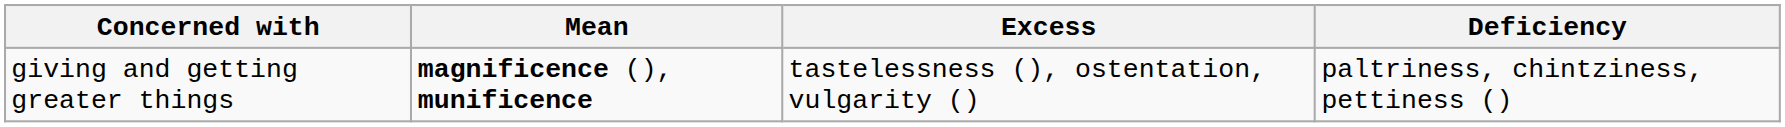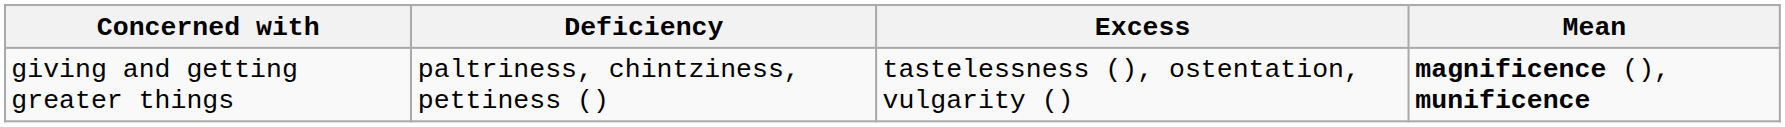columns swapped: (597, 27) <-> (1547, 27)
